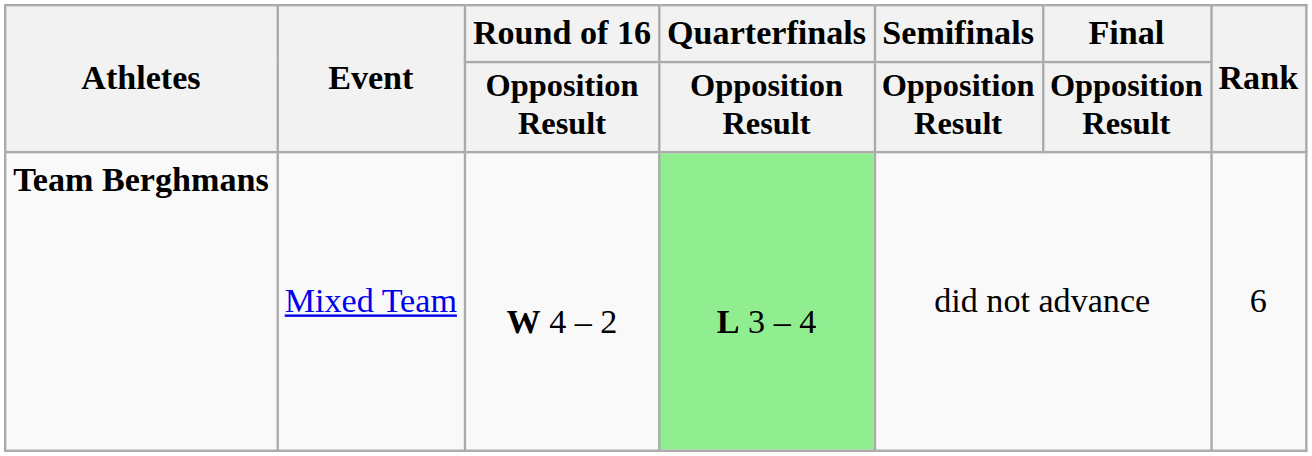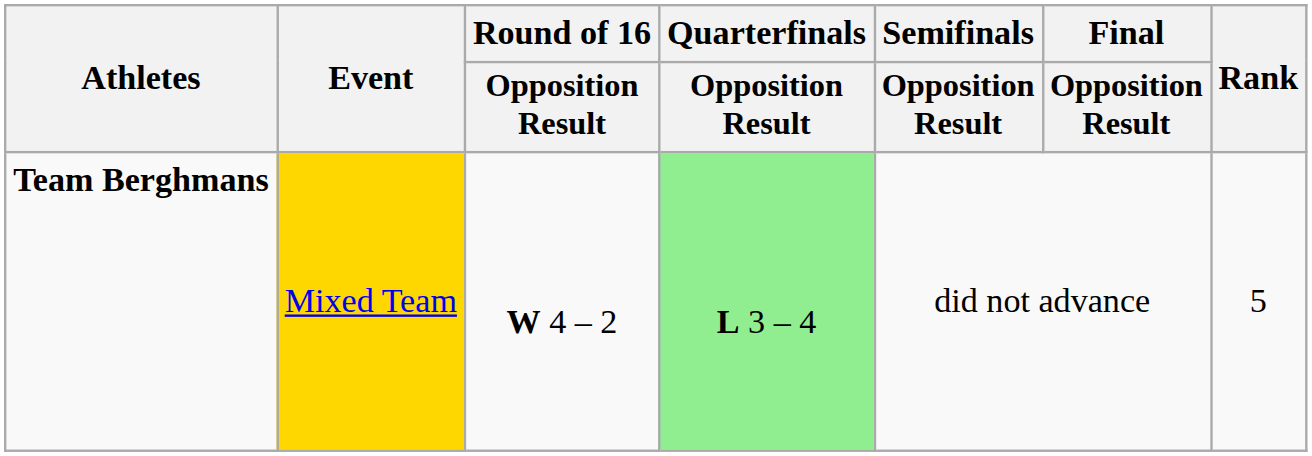(371, 301) no background -> (371, 301) gold background
(1258, 301) 6 -> (1258, 301) 5
